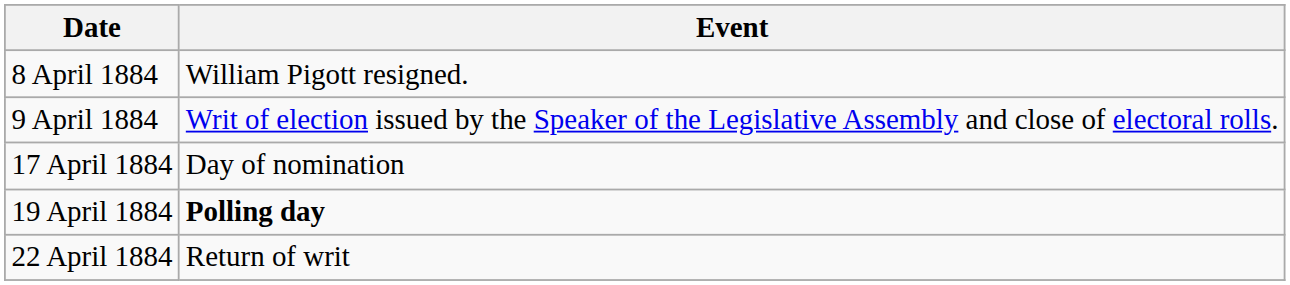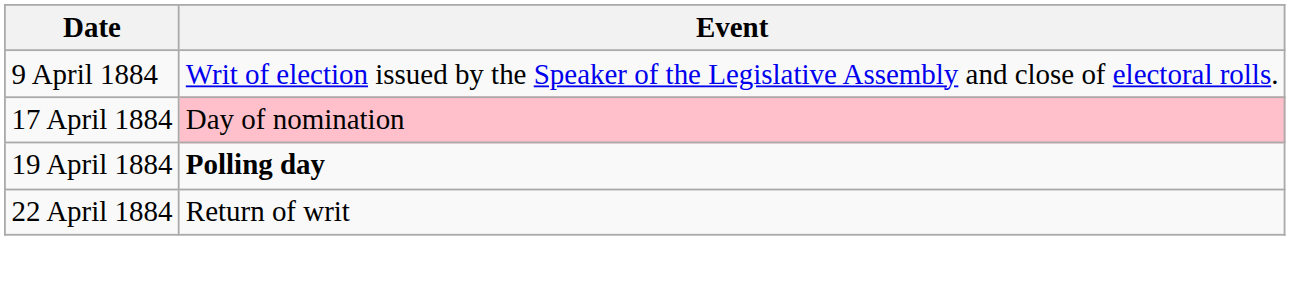- row: (85, 73)
(295, 165) no background -> (295, 119) pink background
